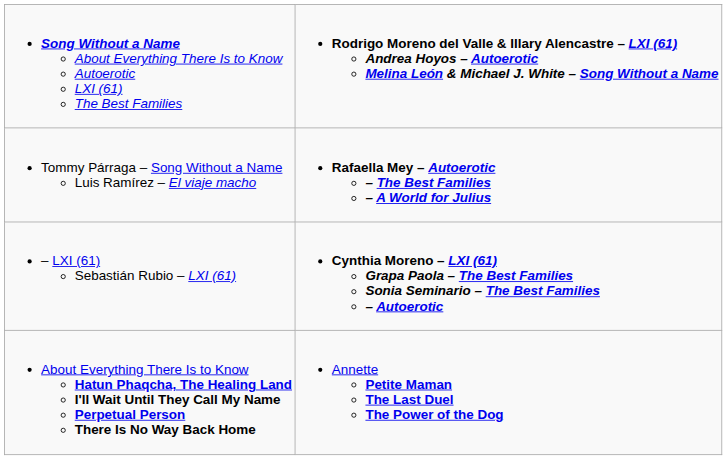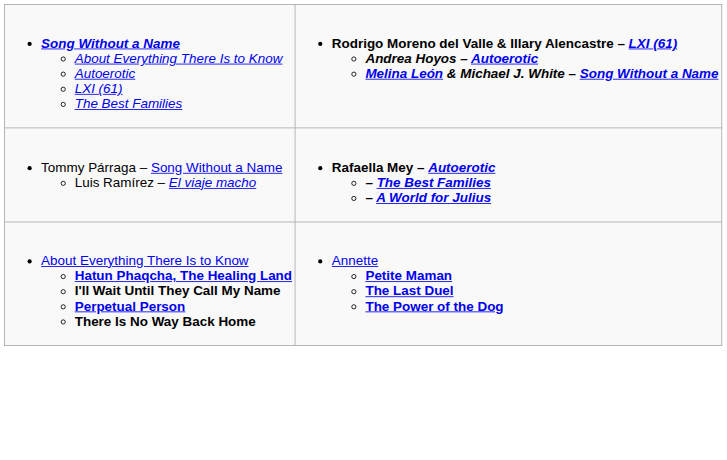- row: (150, 269)
